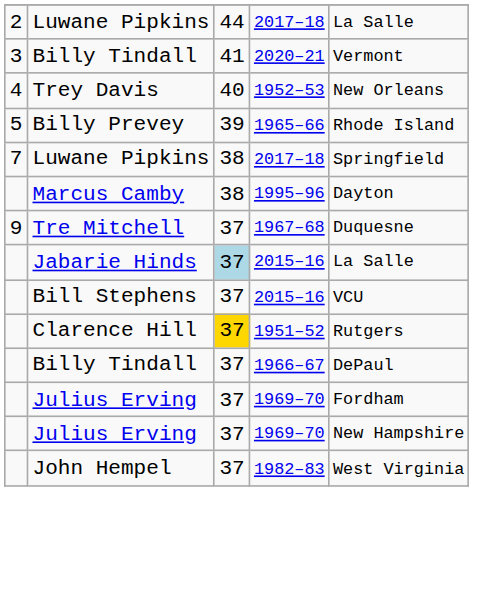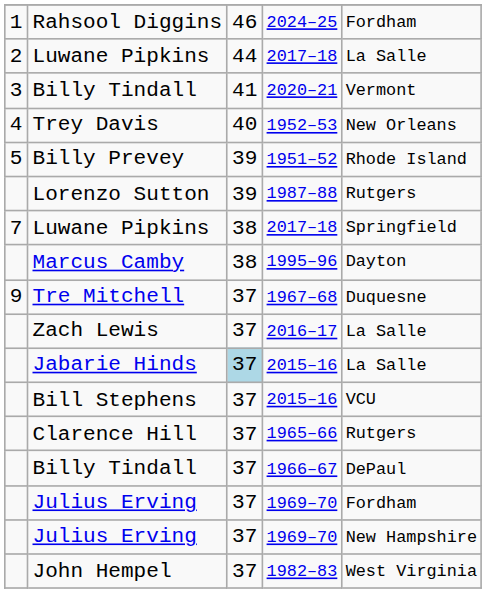+ row: (16, 22)
(289, 125) 1965–66 -> (302, 159) 1951–52
+ row: (16, 194)
+ row: (16, 331)
(232, 331) gold background -> (245, 434) no background
(289, 331) 1951–52 -> (302, 434) 1965–66
